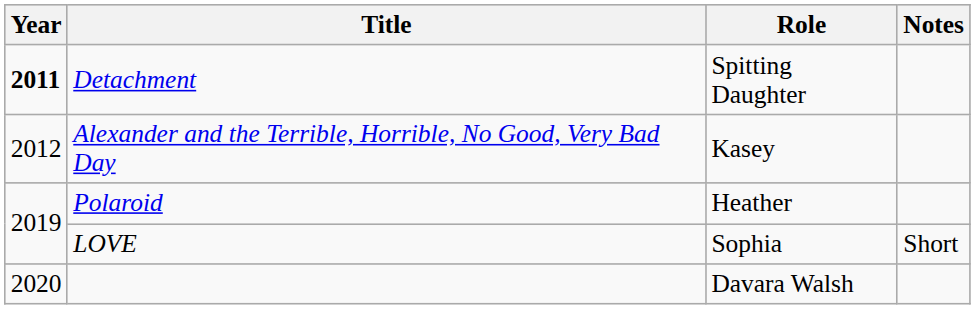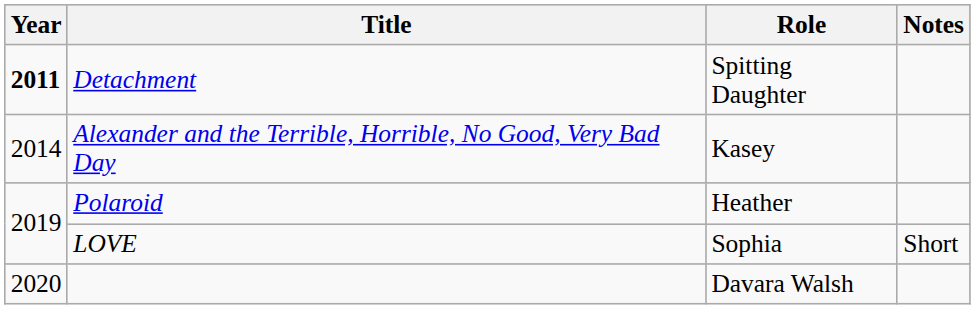(36, 148) 2012 -> (36, 148) 2014
